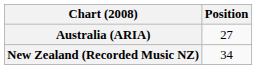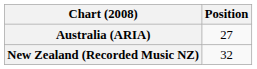(227, 54) 34 -> (227, 54) 32
